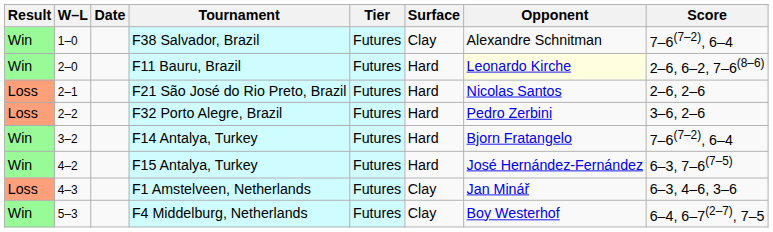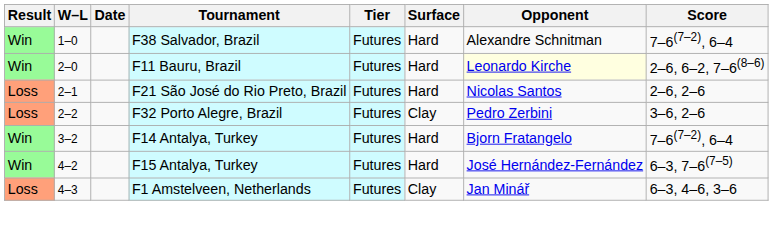(422, 40) Clay -> (423, 40) Hard
(423, 113) Hard -> (422, 113) Clay
- row: (220, 213)
